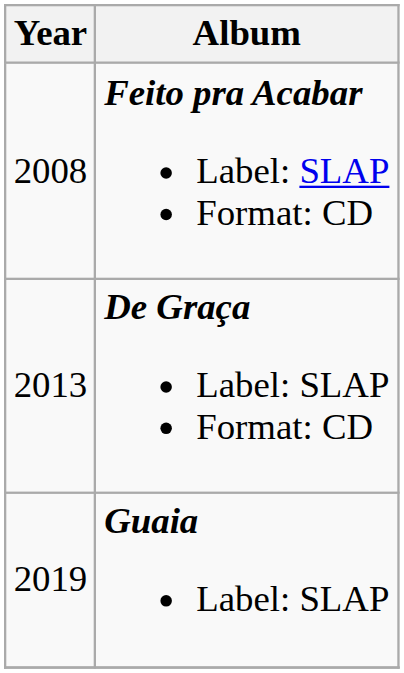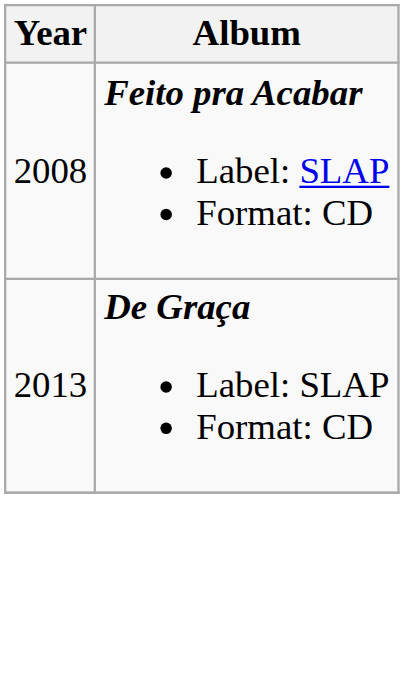- row: (247, 561)
